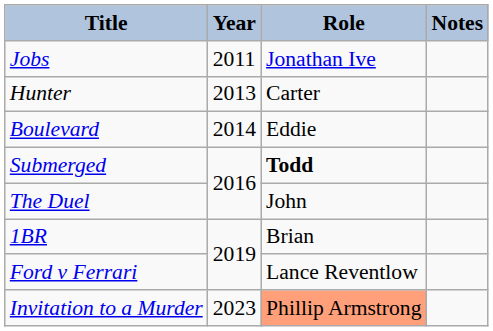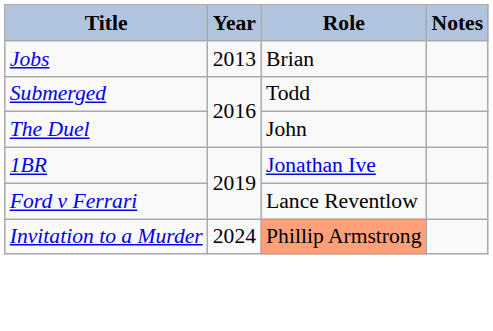(234, 58) 2011 -> (234, 58) 2013
(321, 58) Jonathan Ive -> (290, 58) Brian
- row: (40, 93)
- row: (54, 129)
(290, 165) bold -> (288, 93) normal
(290, 236) Brian -> (321, 165) Jonathan Ive
(234, 307) 2023 -> (234, 236) 2024
